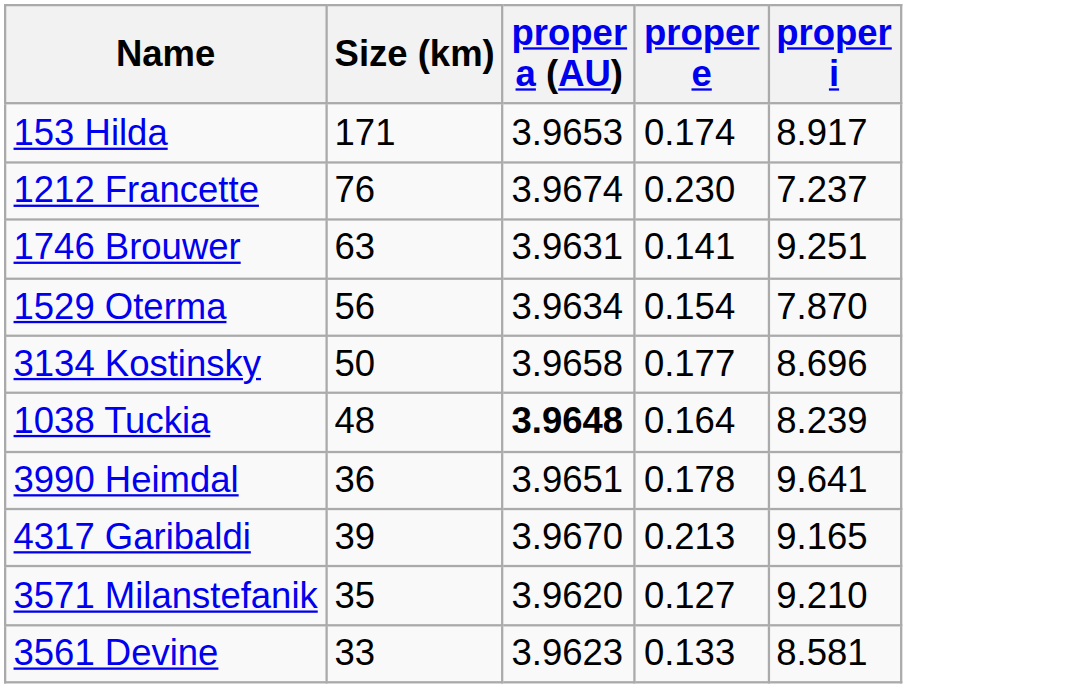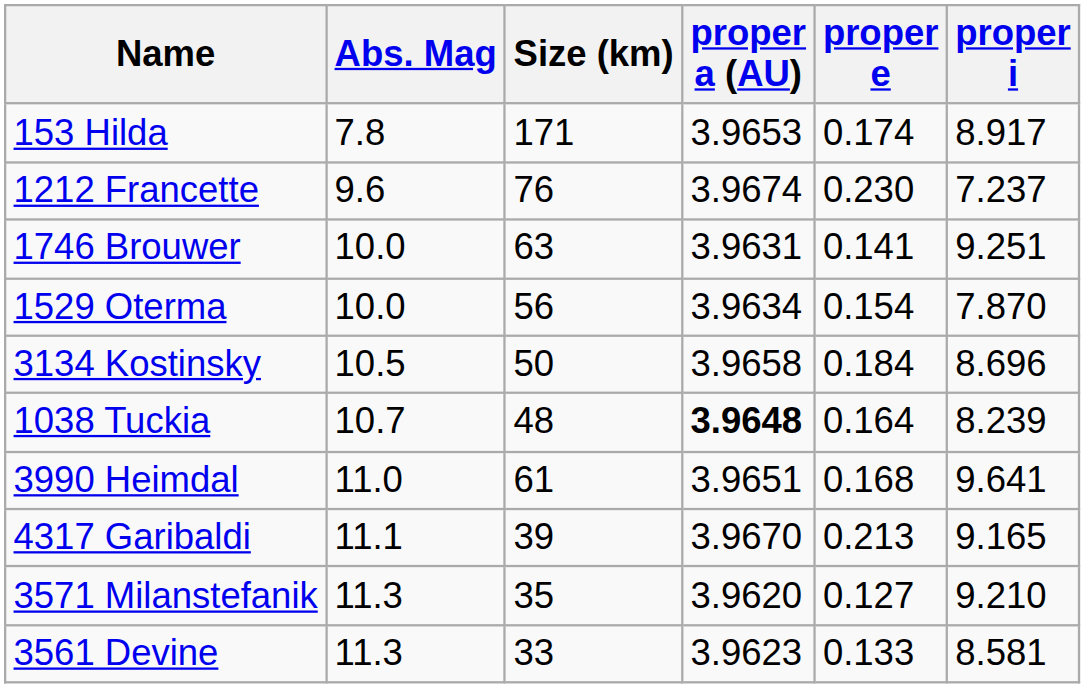+ column: (416, 53)
(690, 363) 0.177 -> (869, 363) 0.184
(355, 479) 36 -> (534, 479) 61
(690, 479) 0.178 -> (869, 479) 0.168
